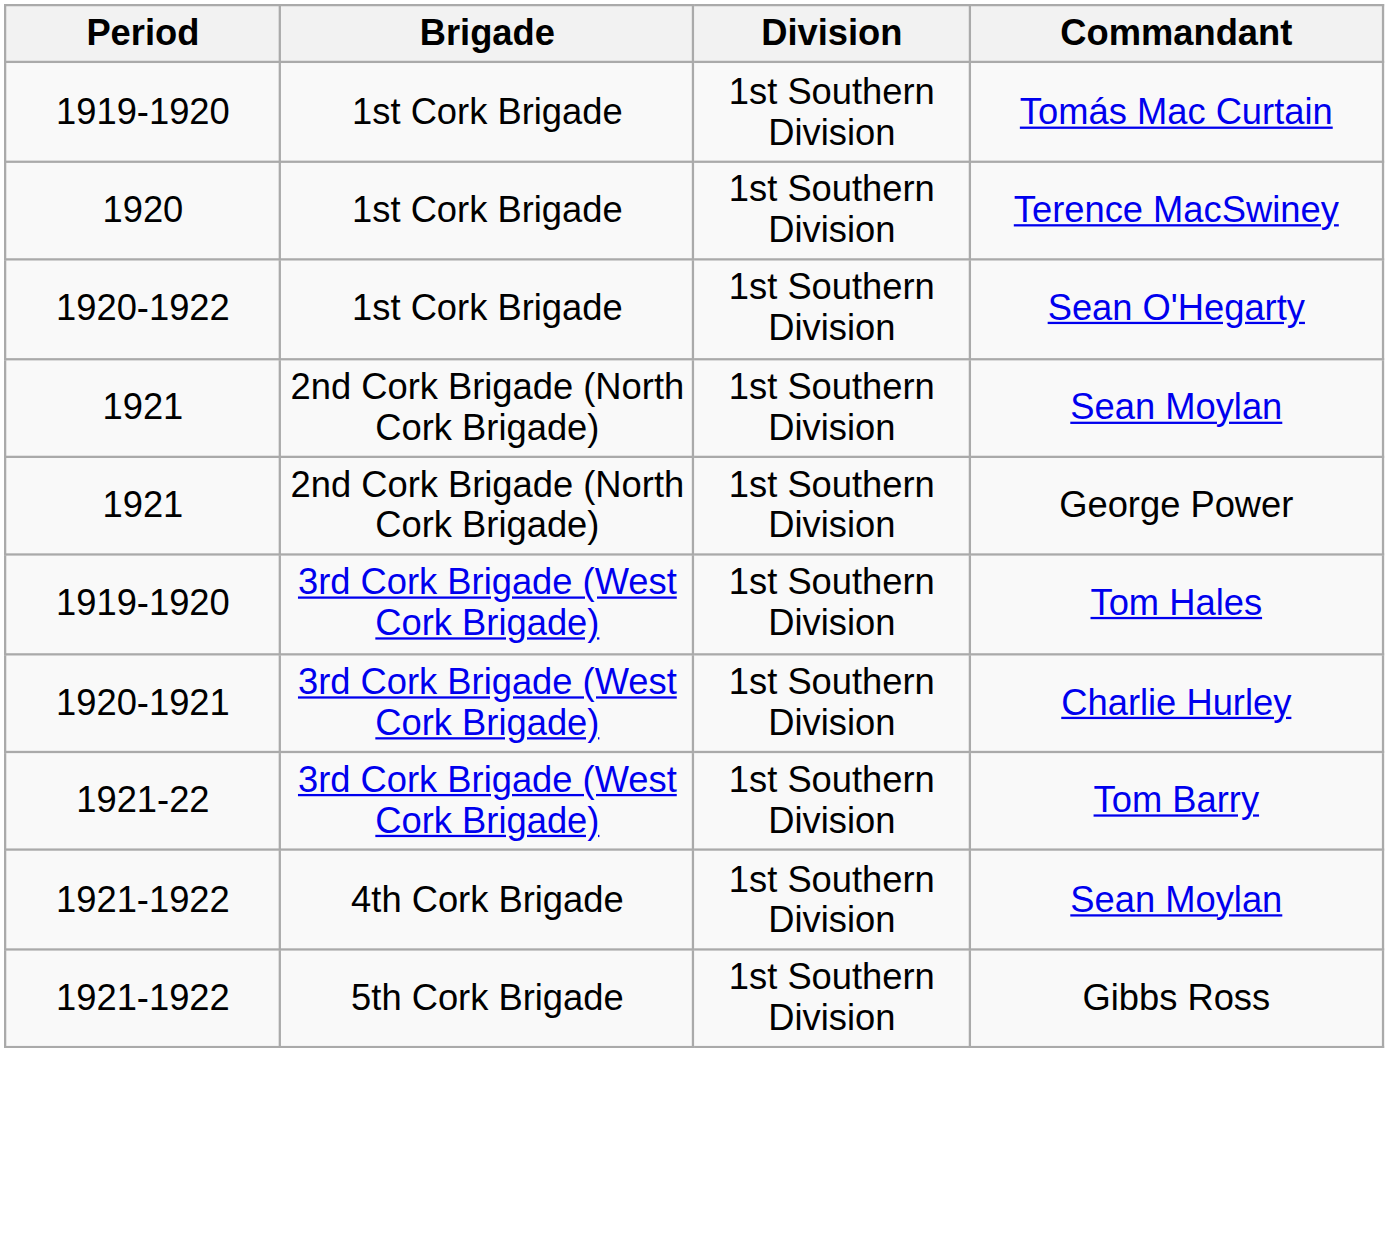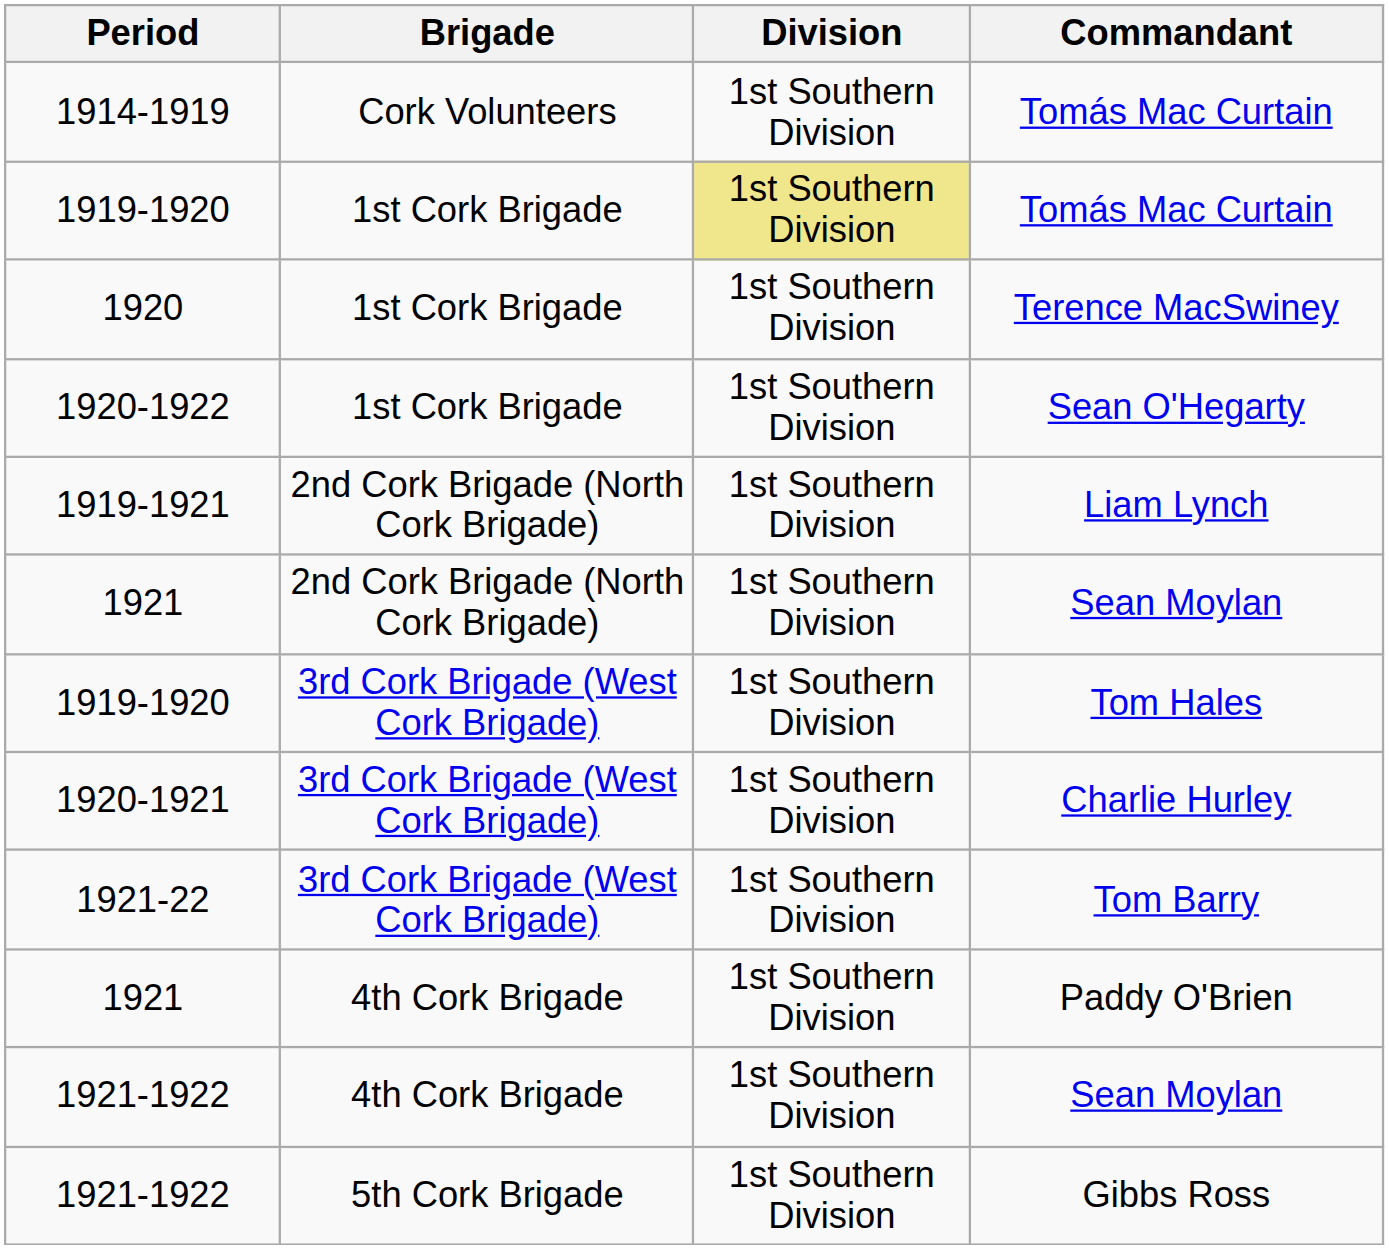+ row: (143, 111)
(832, 111) no background -> (832, 209) khaki background
+ row: (143, 505)
- row: (143, 505)
+ row: (143, 997)
